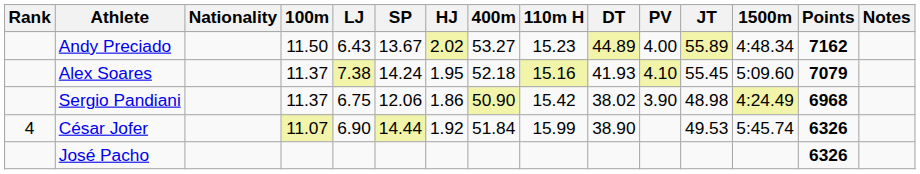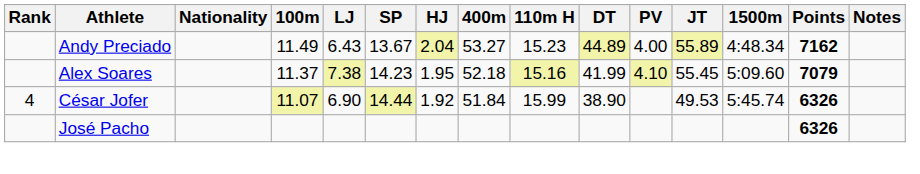(307, 45) 11.50 -> (297, 45) 11.49
(447, 45) 2.02 -> (437, 45) 2.04
(400, 73) 14.24 -> (391, 73) 14.23
(614, 73) 41.93 -> (604, 73) 41.99
- row: (120, 100)
